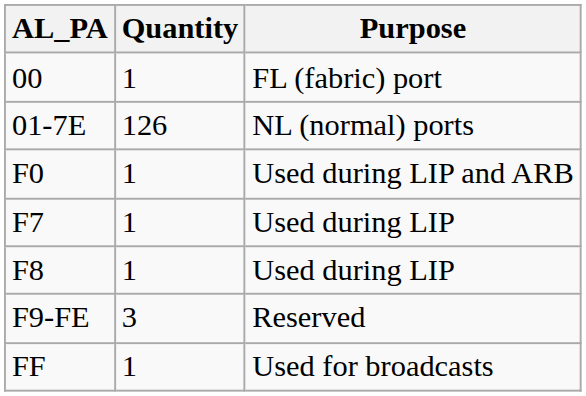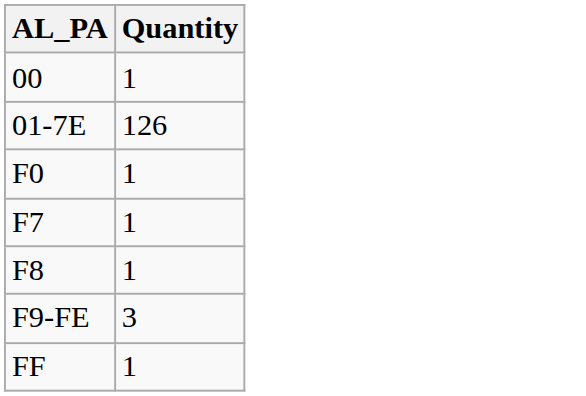- column: (413, 28)
